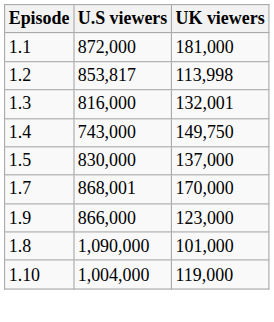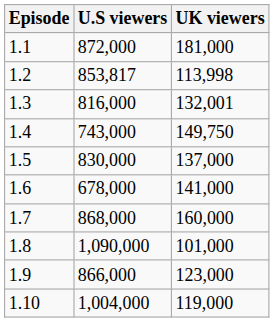+ row: (20, 189)
(107, 189) 868,001 -> (107, 217) 868,000
(205, 189) 170,000 -> (205, 217) 160,000
rows swapped: (20, 246) <-> (20, 217)
